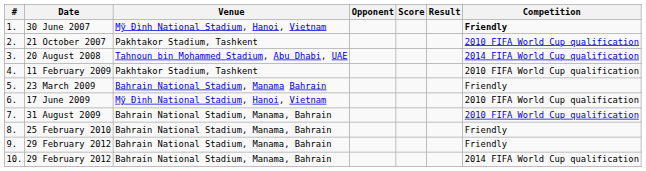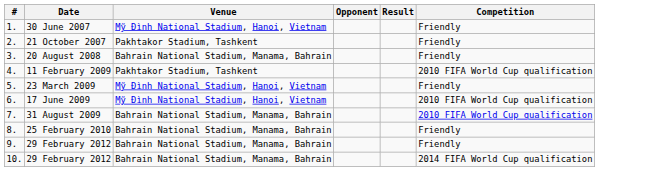- column: (411, 11)
(486, 26) bold -> (439, 26) normal
(552, 41) 2010 FIFA World Cup qualification -> (439, 41) Friendly
(231, 56) Tahnoun bin Mohammed Stadium, Abu Dhabi, UAE -> (223, 56) Bahrain National Stadium, Manama, Bahrain
(552, 56) 2014 FIFA World Cup qualification -> (439, 56) Friendly
(221, 85) Bahrain National Stadium, Manama Bahrain -> (221, 85) Mỹ Đình National Stadium, Hanoi, Vietnam
